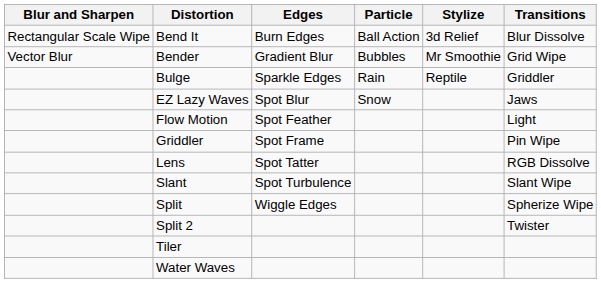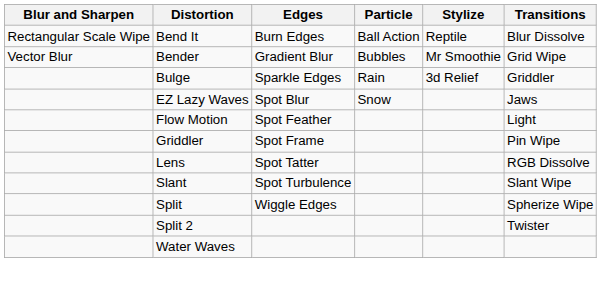(452, 36) 3d Relief -> (446, 36) Reptile
(446, 78) Reptile -> (452, 78) 3d Relief
- row: (169, 246)
